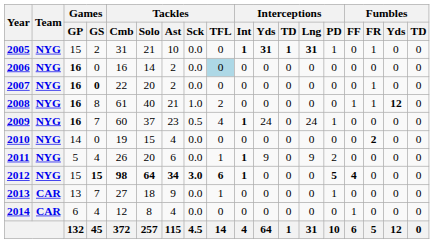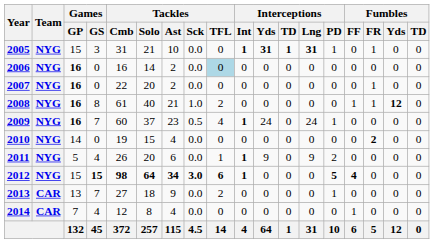(97, 49) 2 -> (97, 49) 3
(97, 85) bold -> (97, 85) normal
(220, 193) 1 -> (220, 193) 2
(75, 211) 6 -> (75, 211) 7
